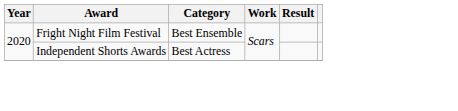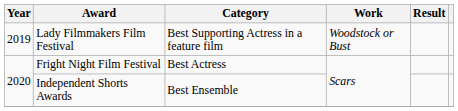+ row: (91, 39)
(207, 32) Best Ensemble -> (197, 64) Best Actress
(201, 51) Best Actress -> (203, 90) Best Ensemble
